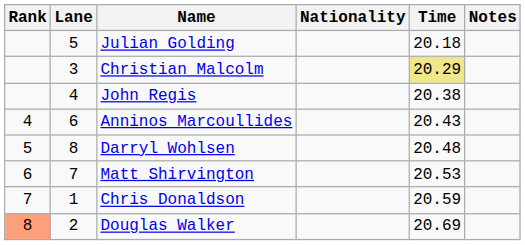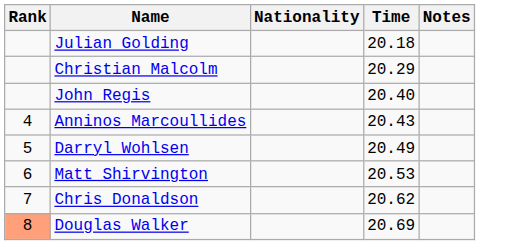- column: (74, 18)
(437, 70) khaki background -> (391, 70) no background
(437, 96) 20.38 -> (391, 96) 20.40
(437, 148) 20.48 -> (391, 148) 20.49
(437, 200) 20.59 -> (391, 200) 20.62
